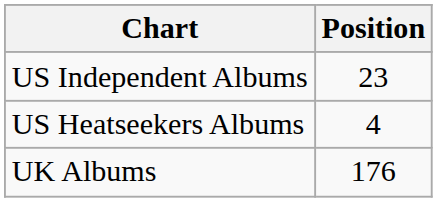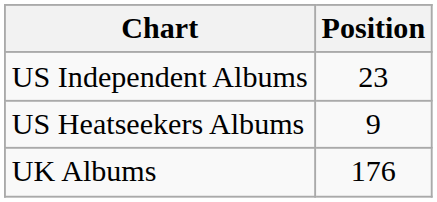(373, 123) 4 -> (373, 123) 9
